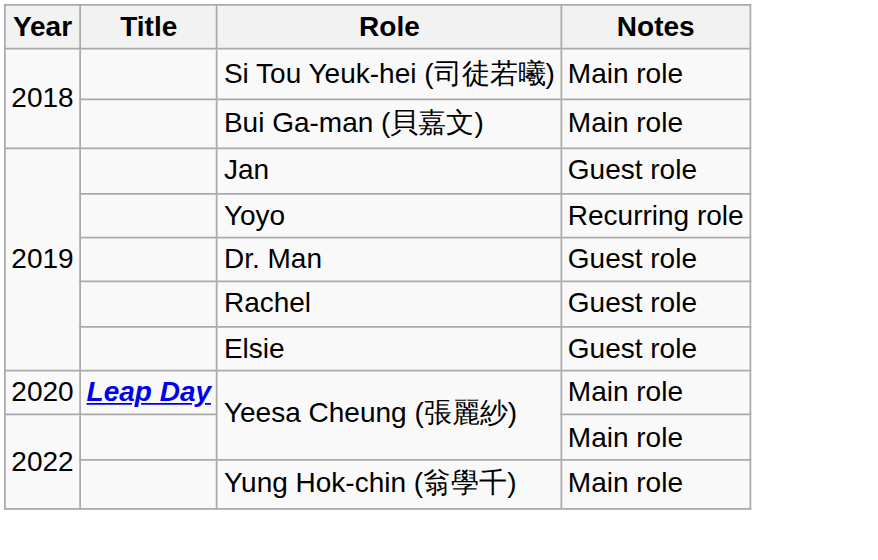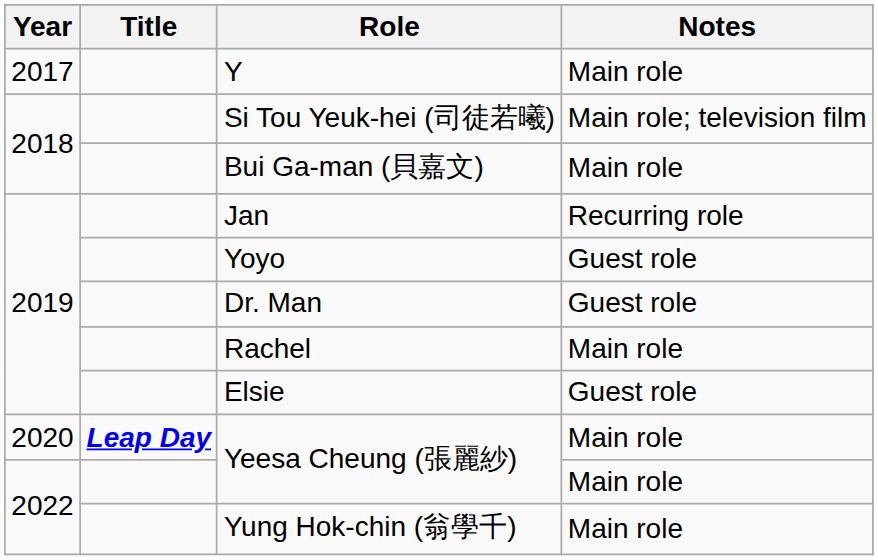+ row: (42, 71)
(625, 73) Main role -> (717, 118) Main role; television film
(632, 170) Guest role -> (656, 214) Recurring role
(656, 214) Recurring role -> (632, 259) Guest role
(632, 303) Guest role -> (625, 348) Main role
